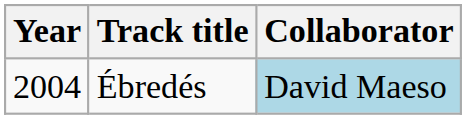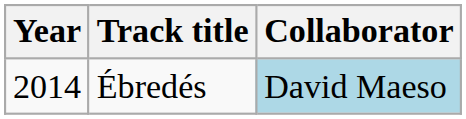(47, 85) 2004 -> (47, 85) 2014
